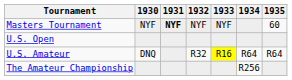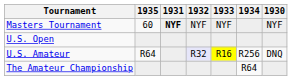columns swapped: (148, 12) <-> (275, 12)
(199, 54) no background -> (199, 54) lavender background
(249, 54) R64 -> (249, 54) R256
(249, 68) R256 -> (249, 68) R64
